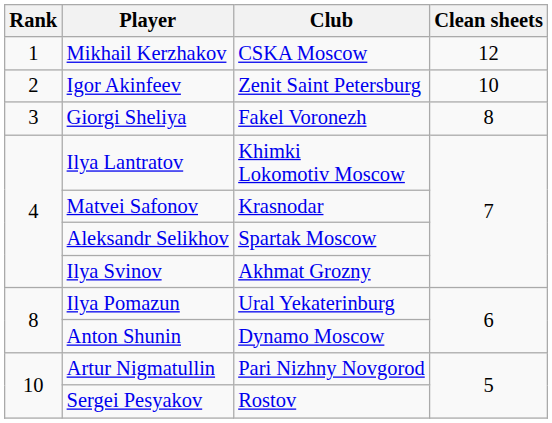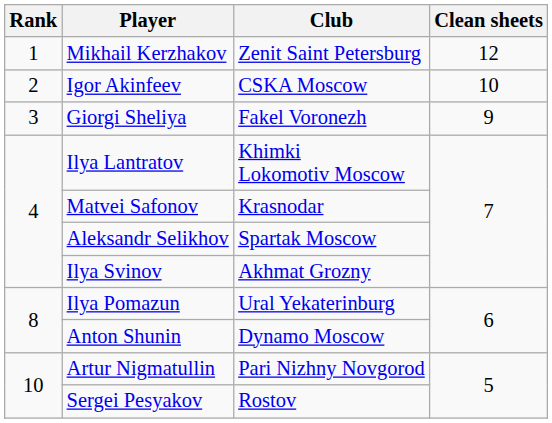(303, 53) CSKA Moscow -> (330, 53) Zenit Saint Petersburg
(330, 85) Zenit Saint Petersburg -> (303, 85) CSKA Moscow
(489, 118) 8 -> (489, 118) 9
